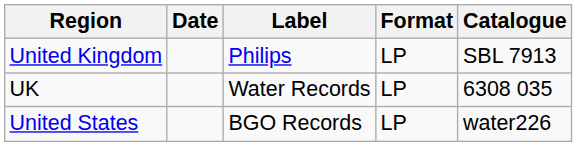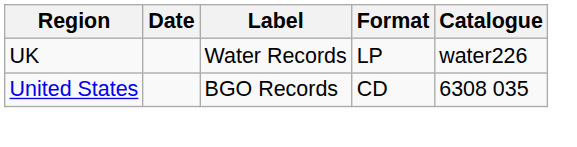- row: (86, 55)
(508, 89) 6308 035 -> (483, 55) water226
(394, 123) LP -> (372, 89) CD
(507, 123) water226 -> (484, 89) 6308 035
